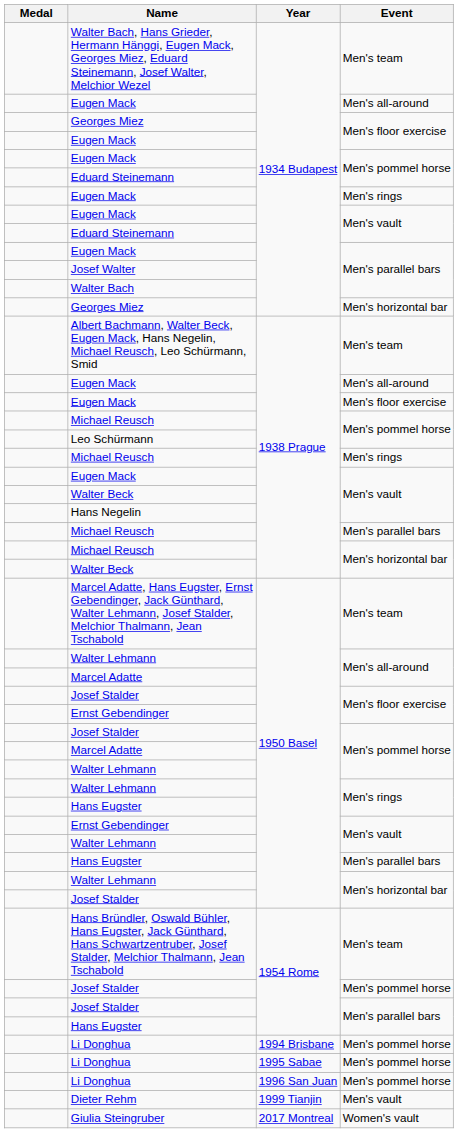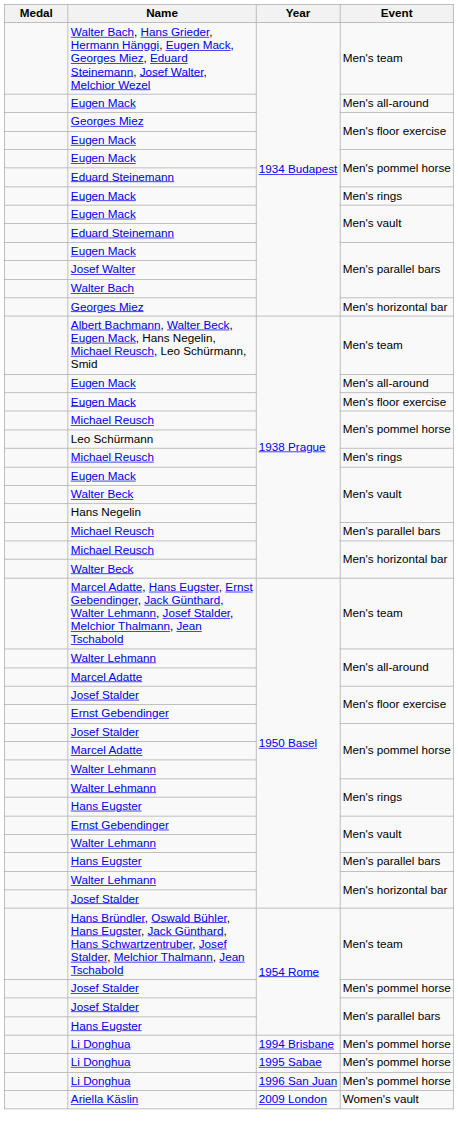- row: (104, 1100)
+ row: (105, 1100)
- row: (118, 1118)
